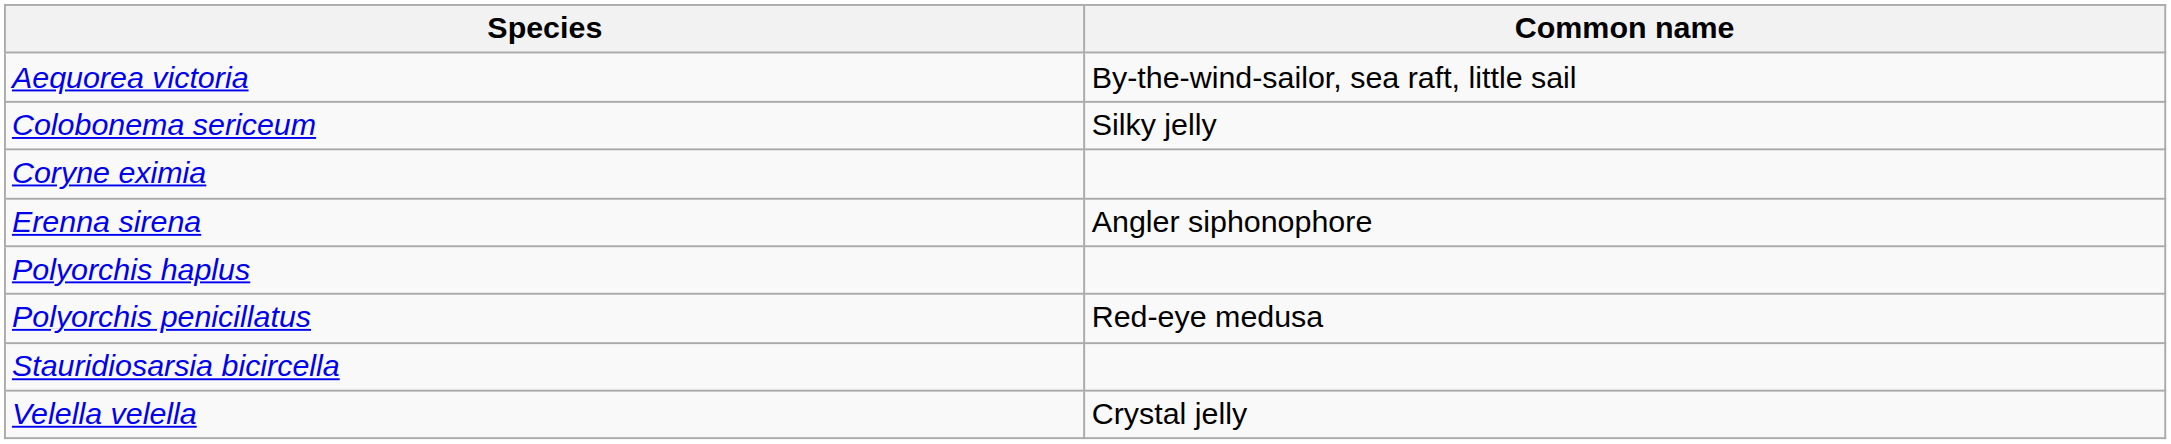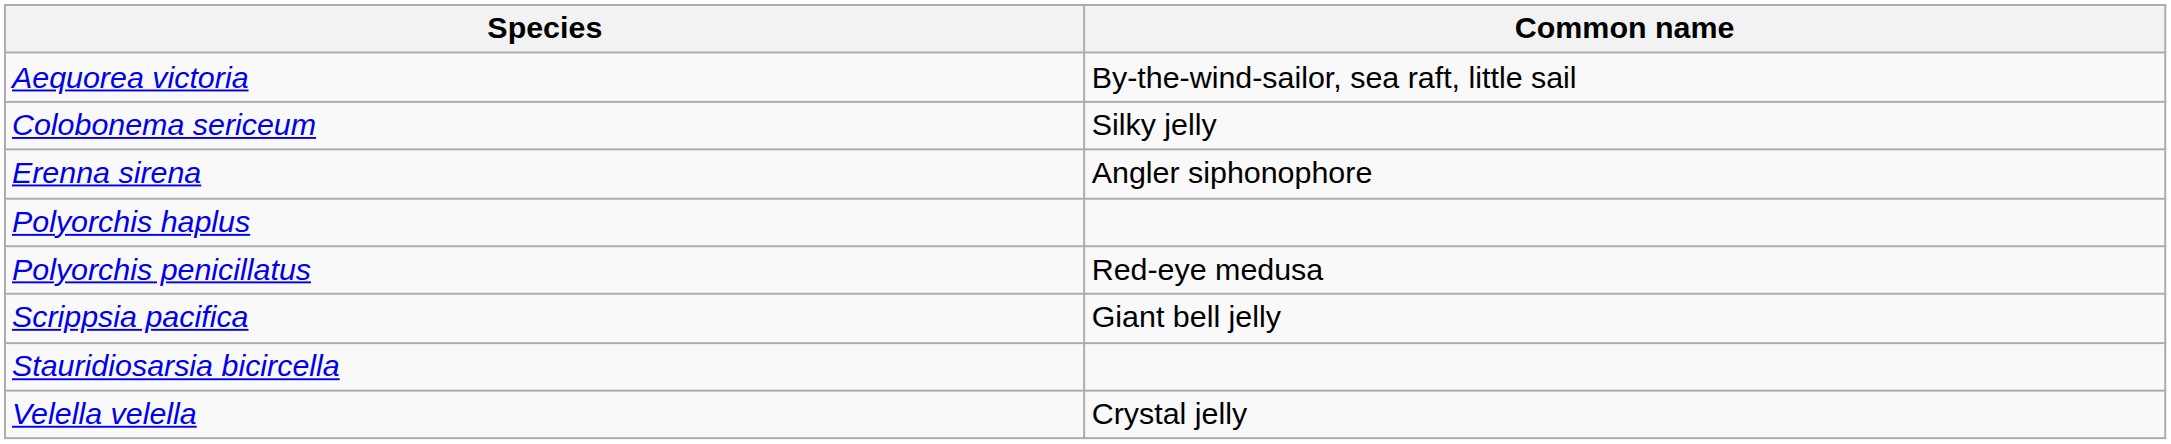- row: (109, 173)
+ row: (130, 317)
